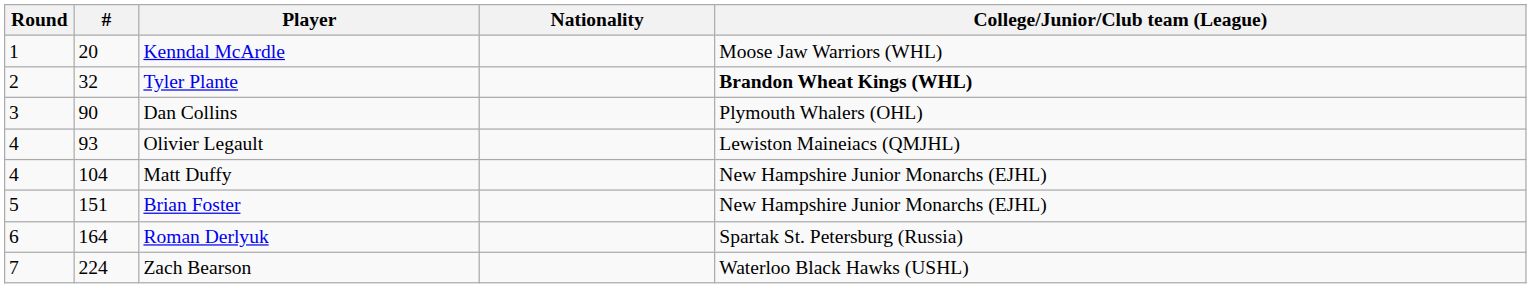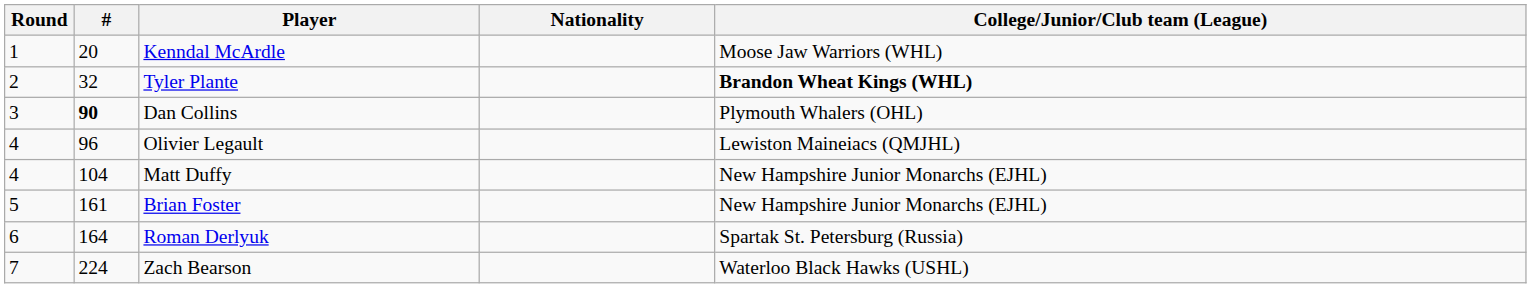(88, 112) normal -> (88, 112) bold
(88, 143) 93 -> (88, 143) 96
(93, 205) 151 -> (93, 205) 161
